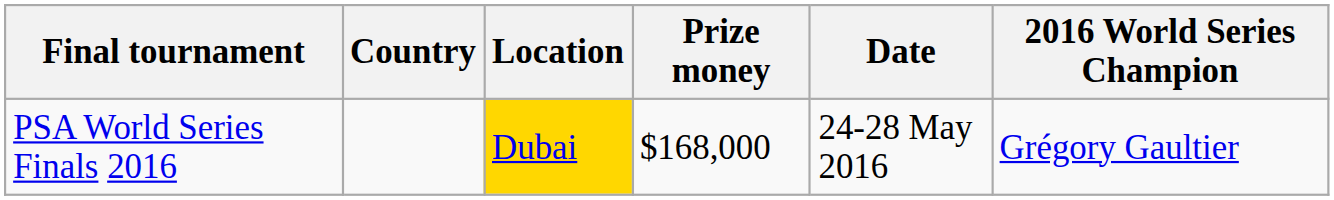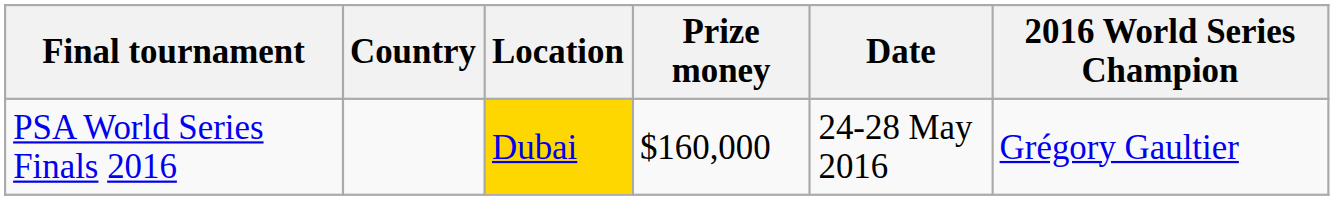(705, 146) $168,000 -> (705, 146) $160,000
